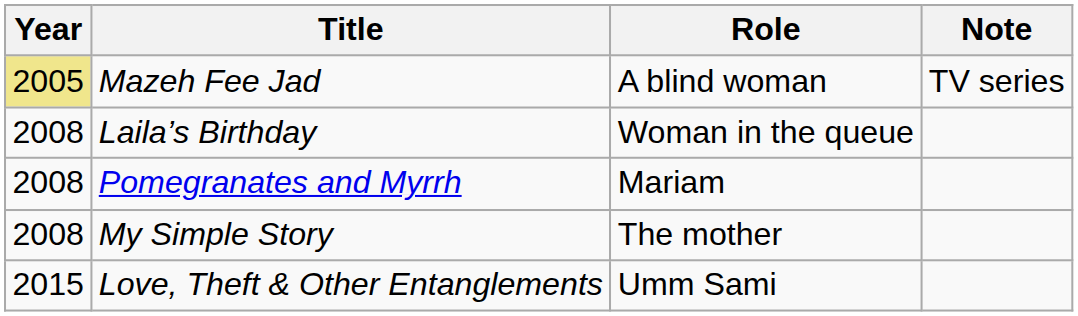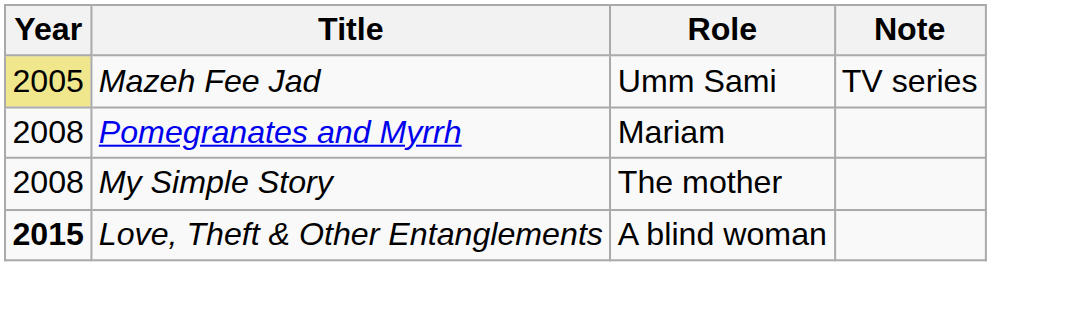(722, 81) A blind woman -> (697, 81) Umm Sami
- row: (208, 132)
(48, 285) normal -> (48, 234) bold
(697, 285) Umm Sami -> (722, 234) A blind woman
